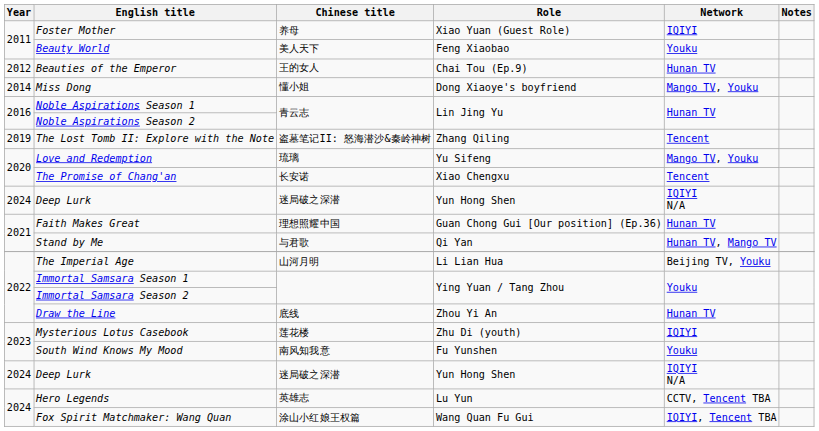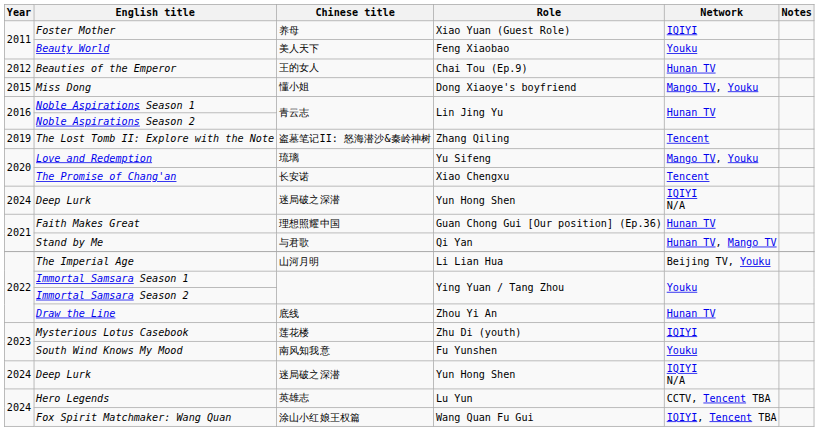(19, 87) 2014 -> (19, 87) 2015
